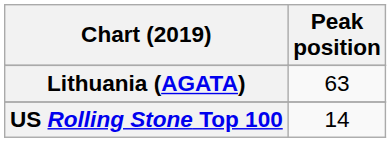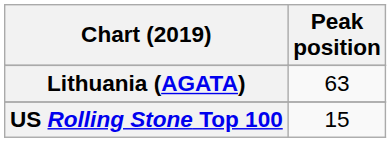(337, 119) 14 -> (337, 119) 15
